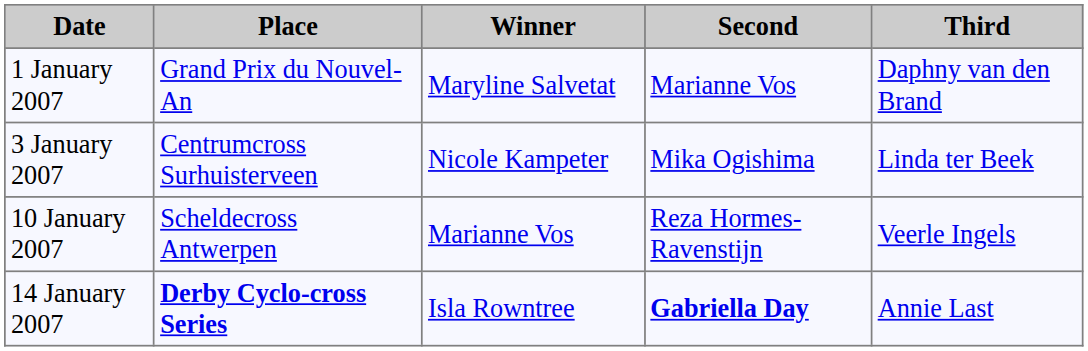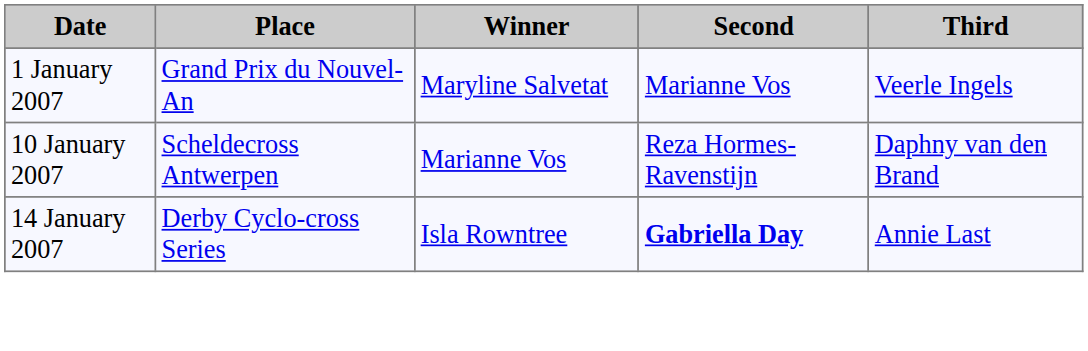(964, 84) Daphny van den Brand -> (944, 84) Veerle Ingels
- row: (62, 159)
(947, 233) Veerle Ingels -> (961, 159) Daphny van den Brand
(263, 308) bold -> (260, 233) normal
